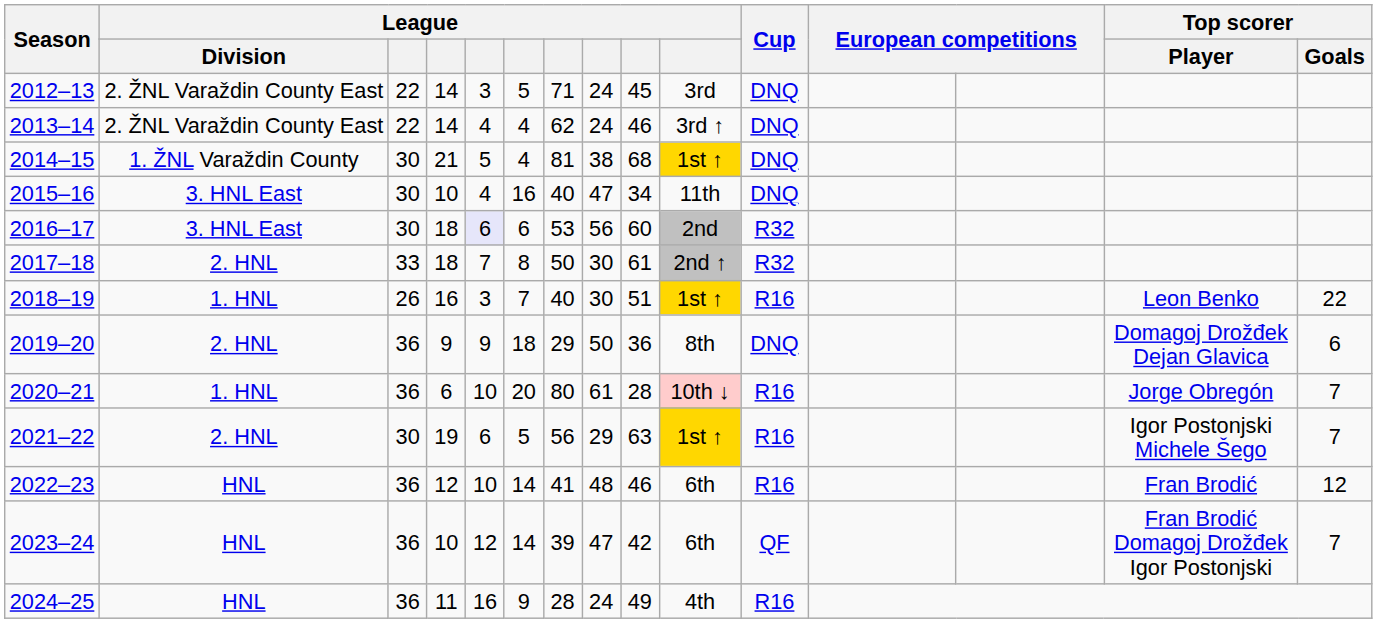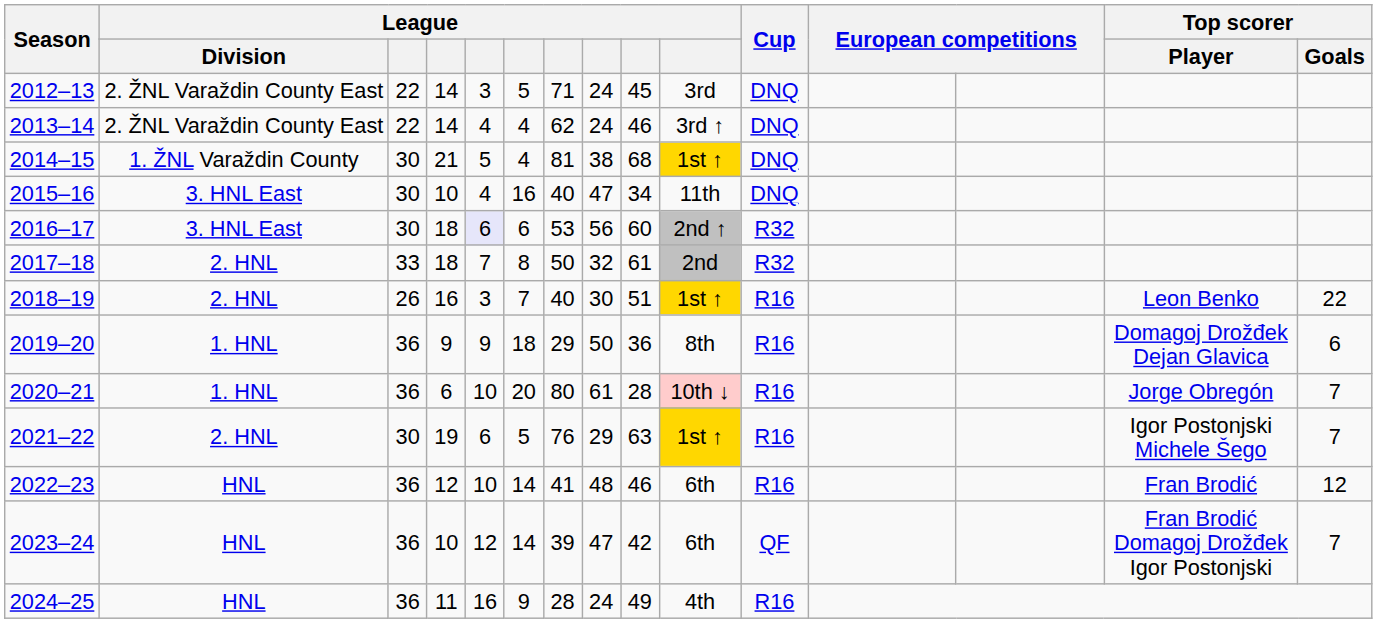(700, 229) 2nd -> (700, 229) 2nd ↑
(601, 263) 30 -> (601, 263) 32
(700, 263) 2nd ↑ -> (700, 263) 2nd
(244, 297) 1. HNL -> (244, 297) 2. HNL
(244, 344) 2. HNL -> (244, 344) 1. HNL
(774, 344) DNQ -> (774, 344) R16
(562, 437) 56 -> (562, 437) 76
